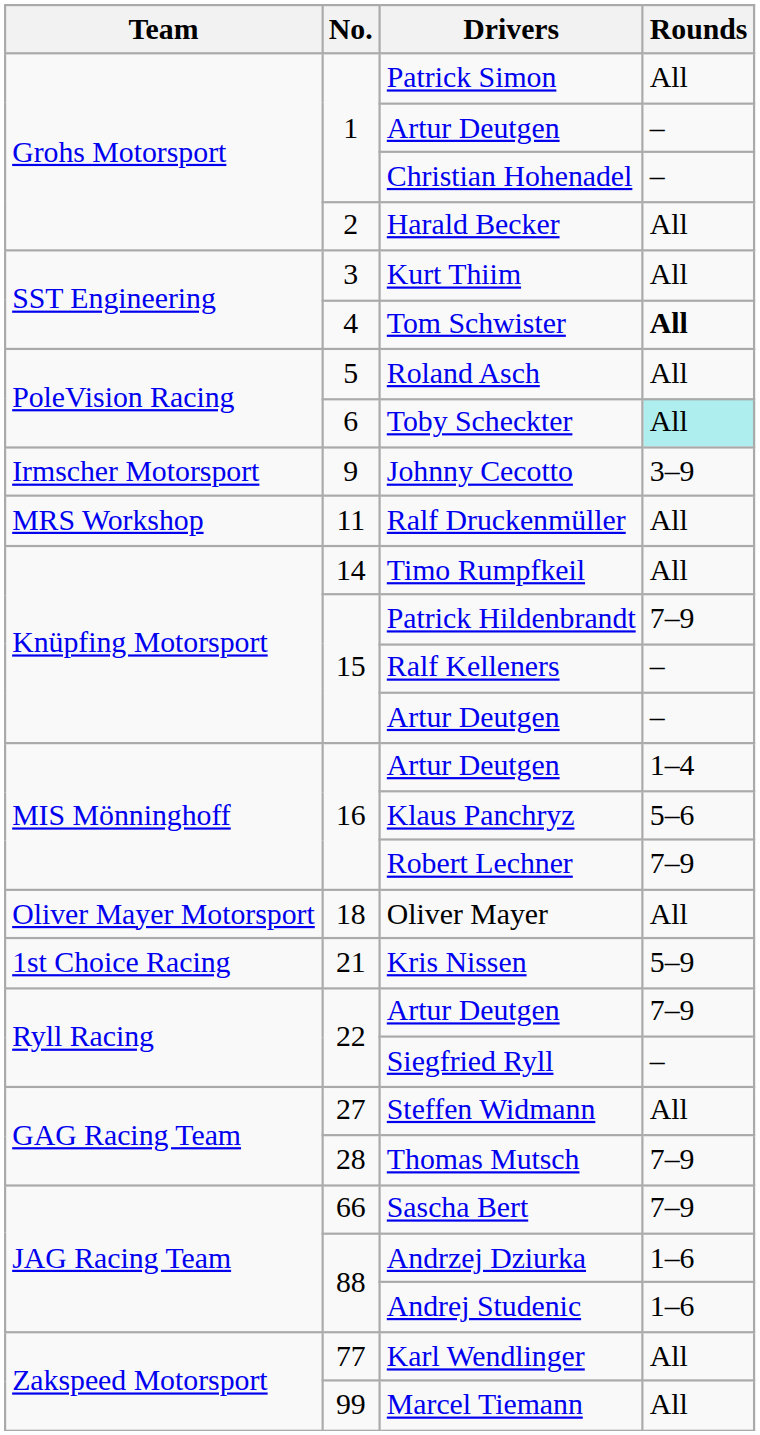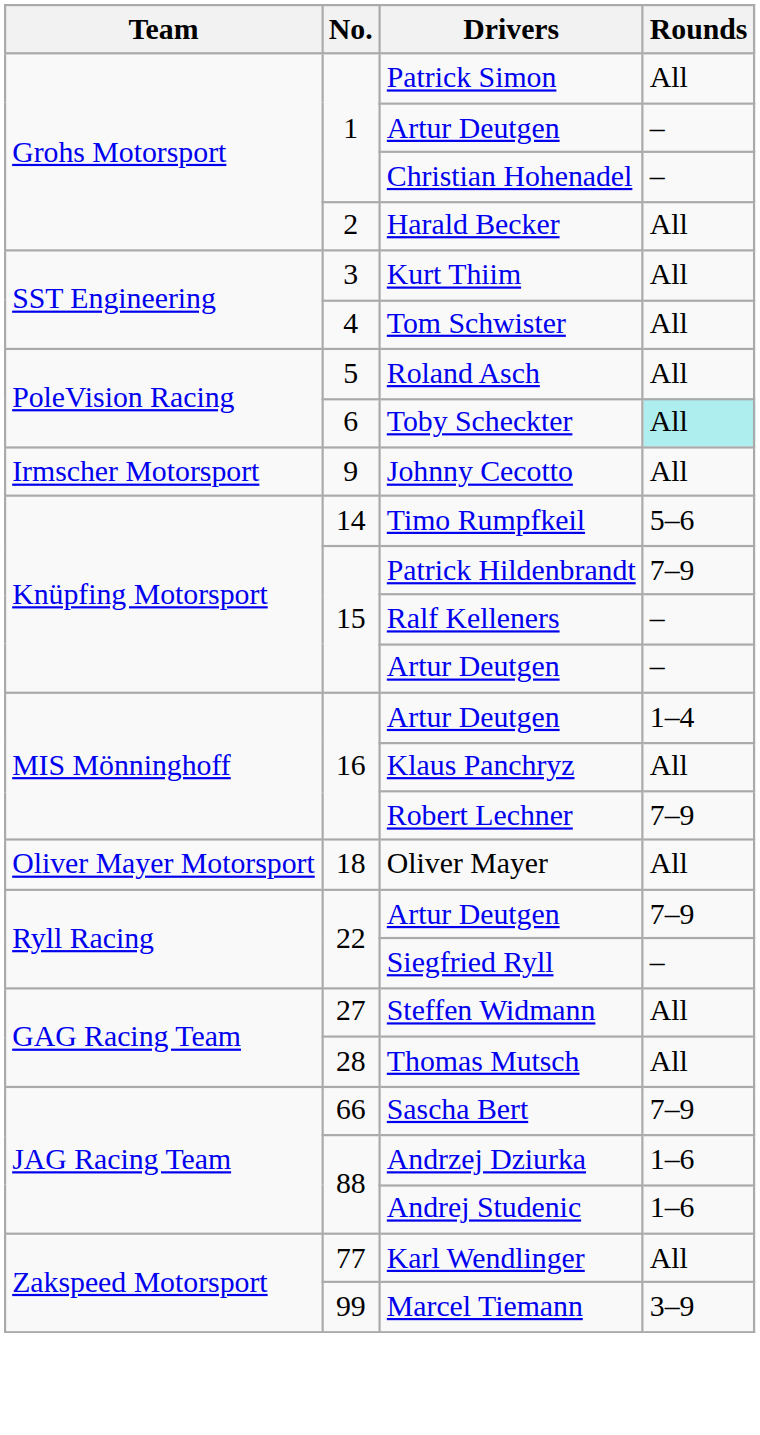(669, 323) bold -> (669, 323) normal
(672, 470) 3–9 -> (669, 470) All
- row: (351, 520)
(669, 569) All -> (672, 520) 5–6
(672, 814) 5–6 -> (669, 765) All
- row: (351, 962)
(672, 1158) 7–9 -> (669, 1060) All
(669, 1404) All -> (672, 1306) 3–9
